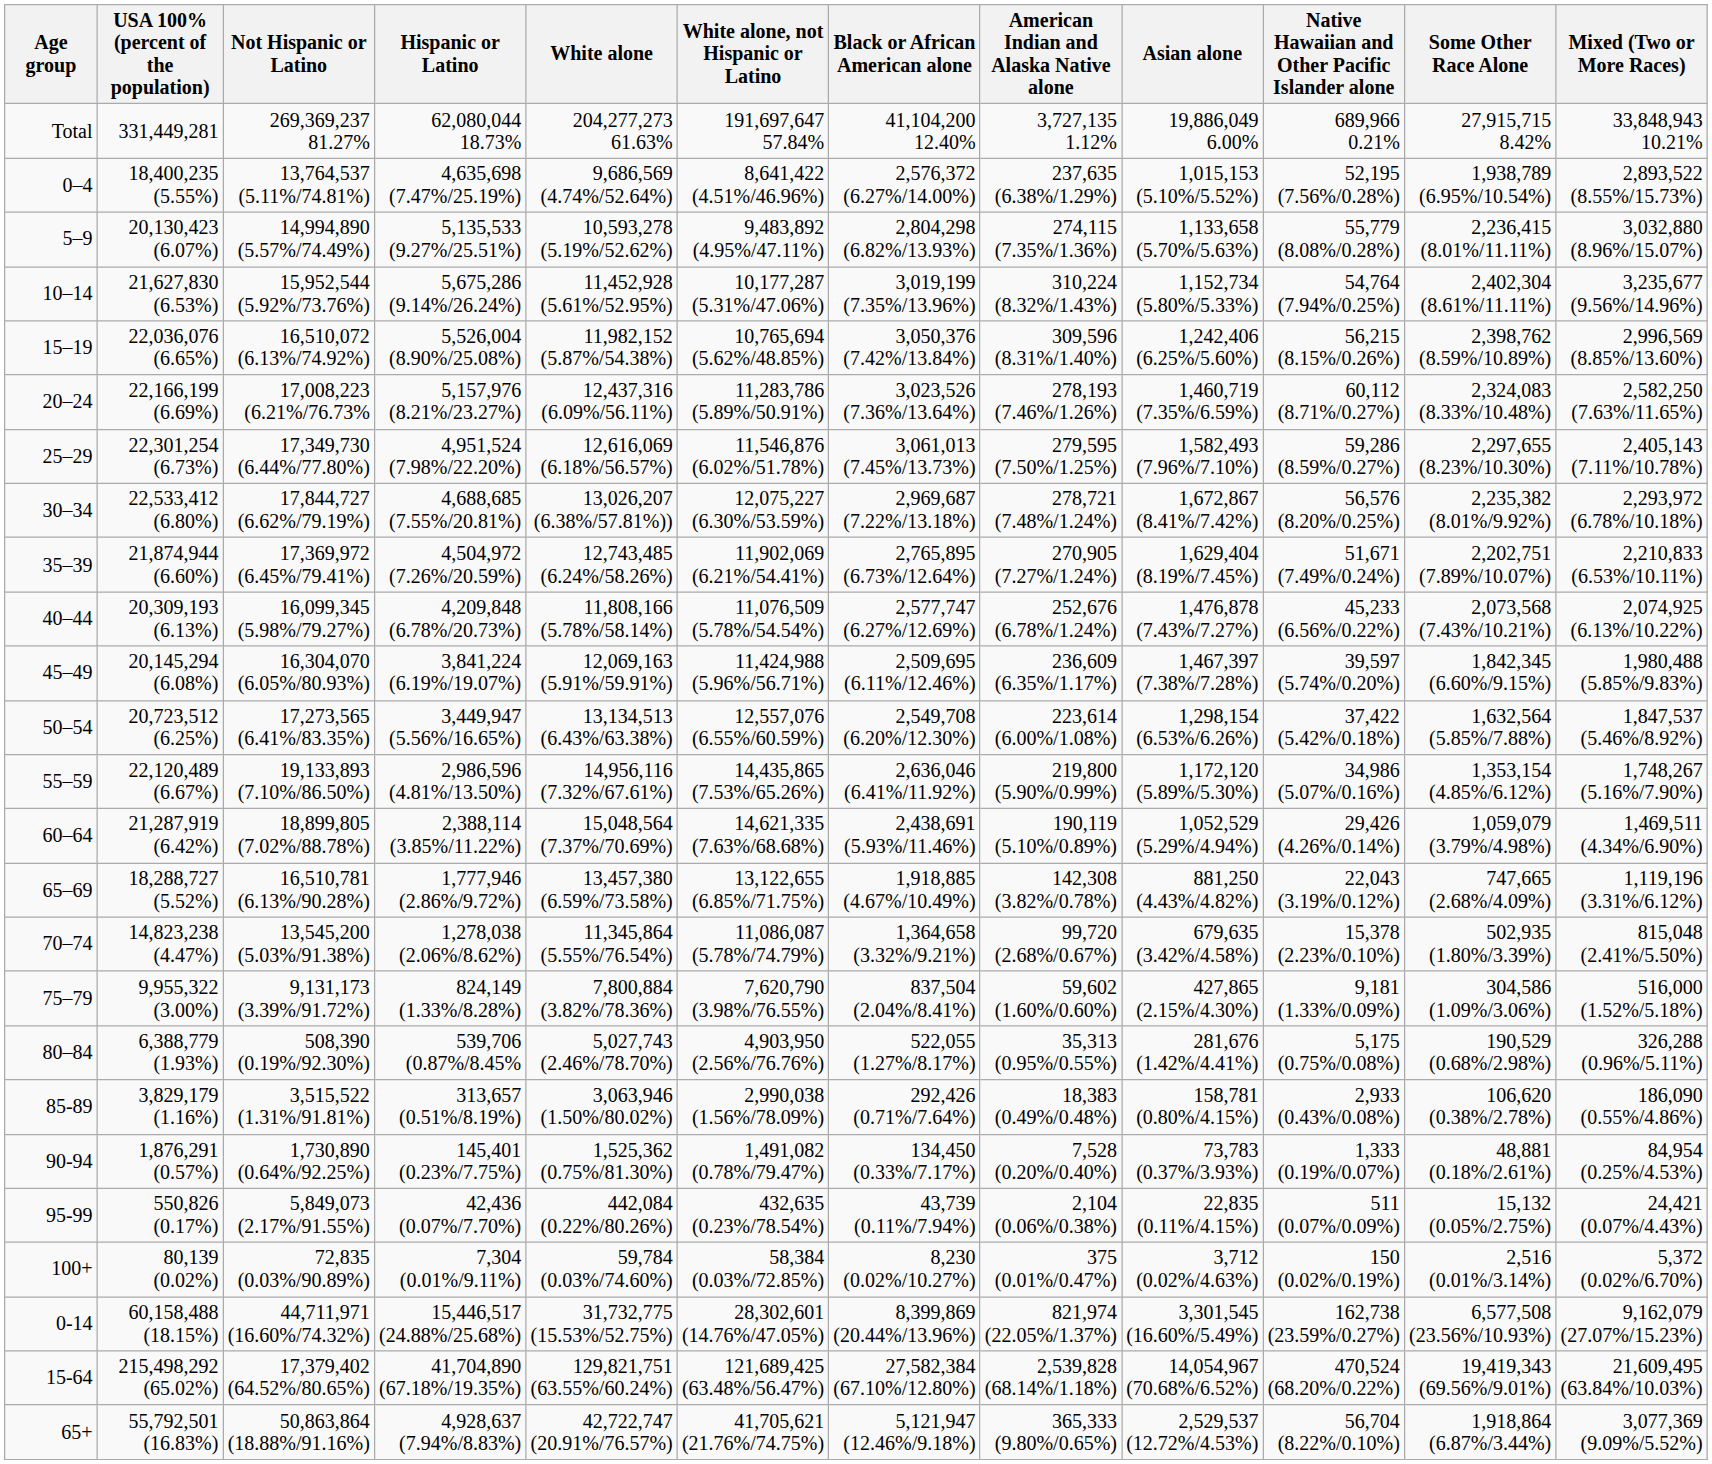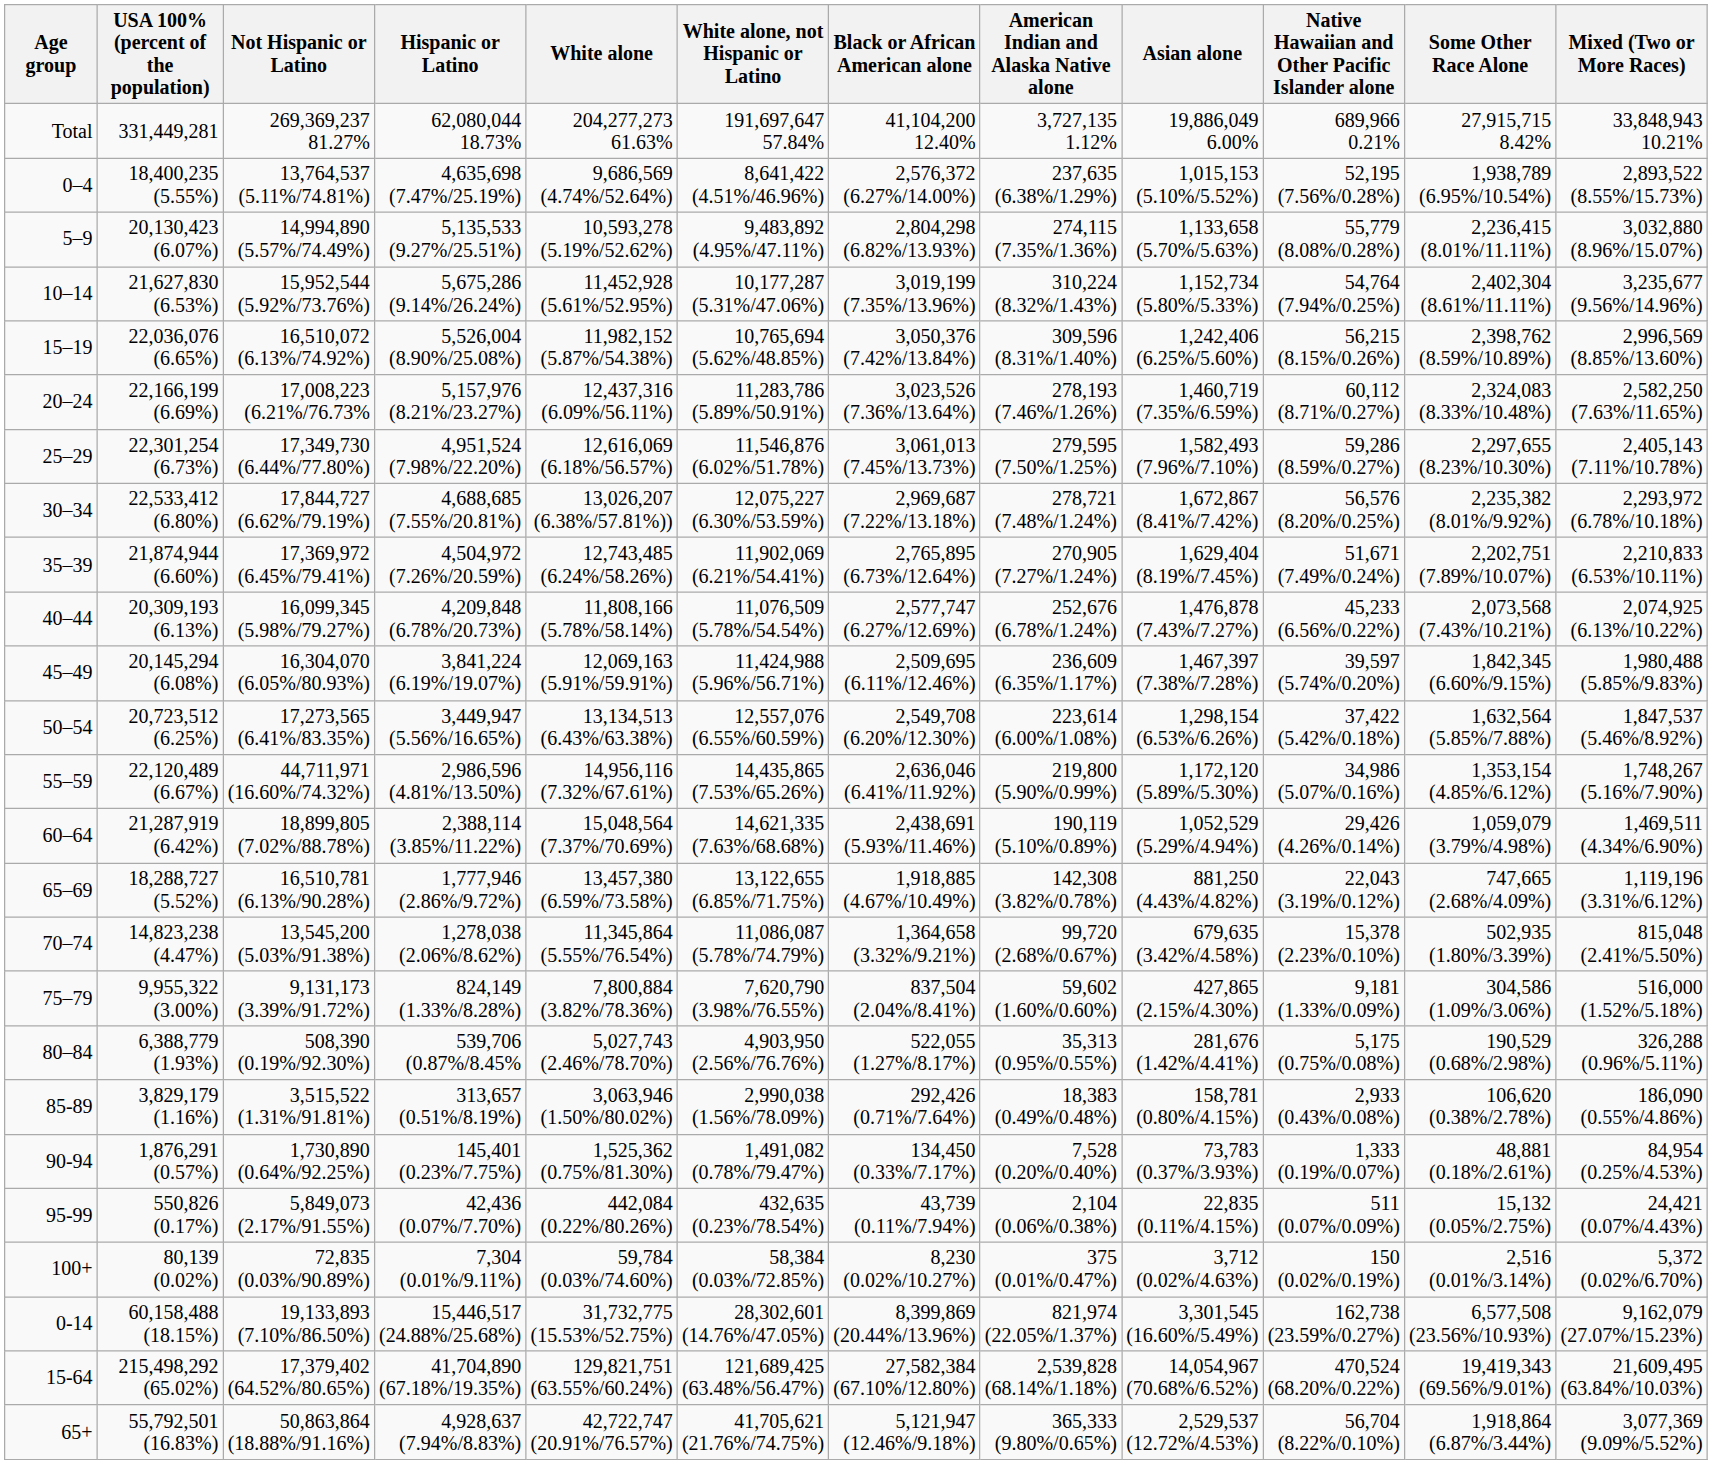(304, 781) 19,133,893 (7.10%/86.50%) -> (299, 781) 44,711,971 (16.60%/74.32%)
(299, 1323) 44,711,971 (16.60%/74.32%) -> (304, 1323) 19,133,893 (7.10%/86.50%)
